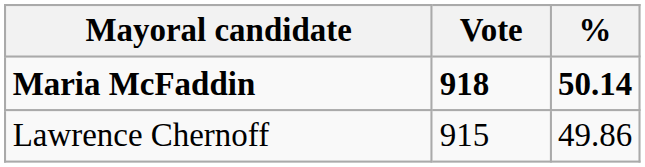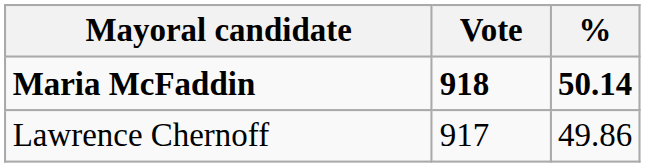(465, 135) 915 -> (465, 135) 917
